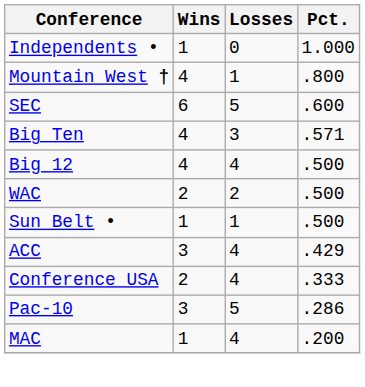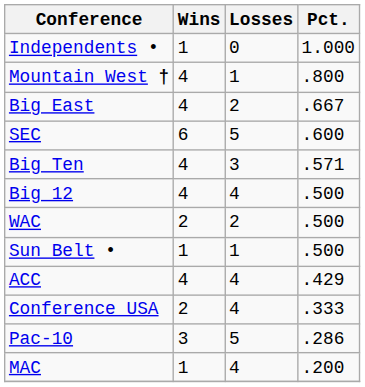+ row: (52, 106)
(183, 251) 3 -> (183, 280) 4
